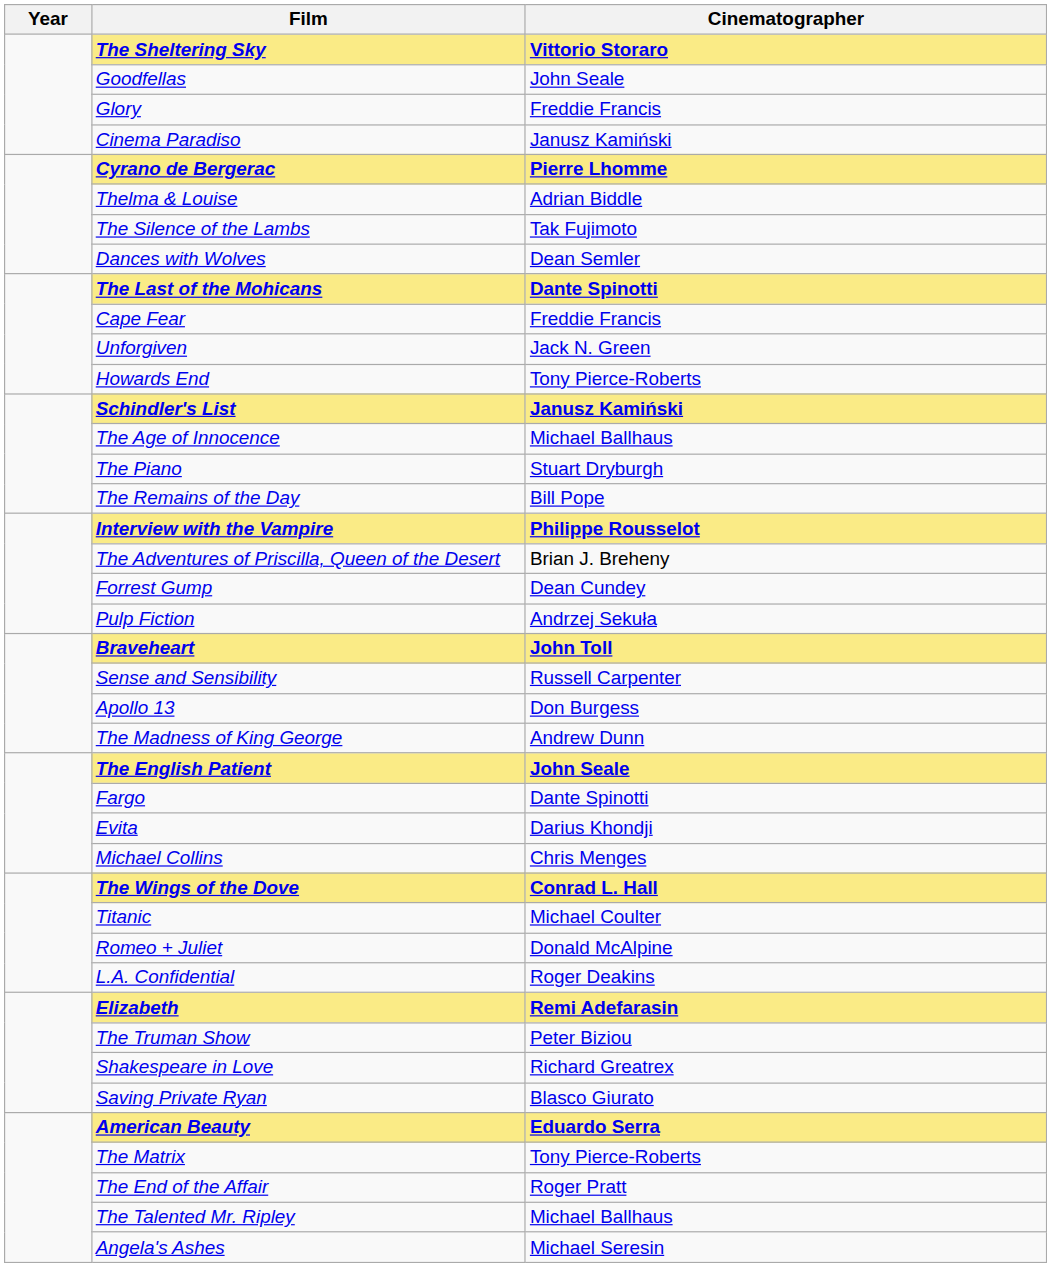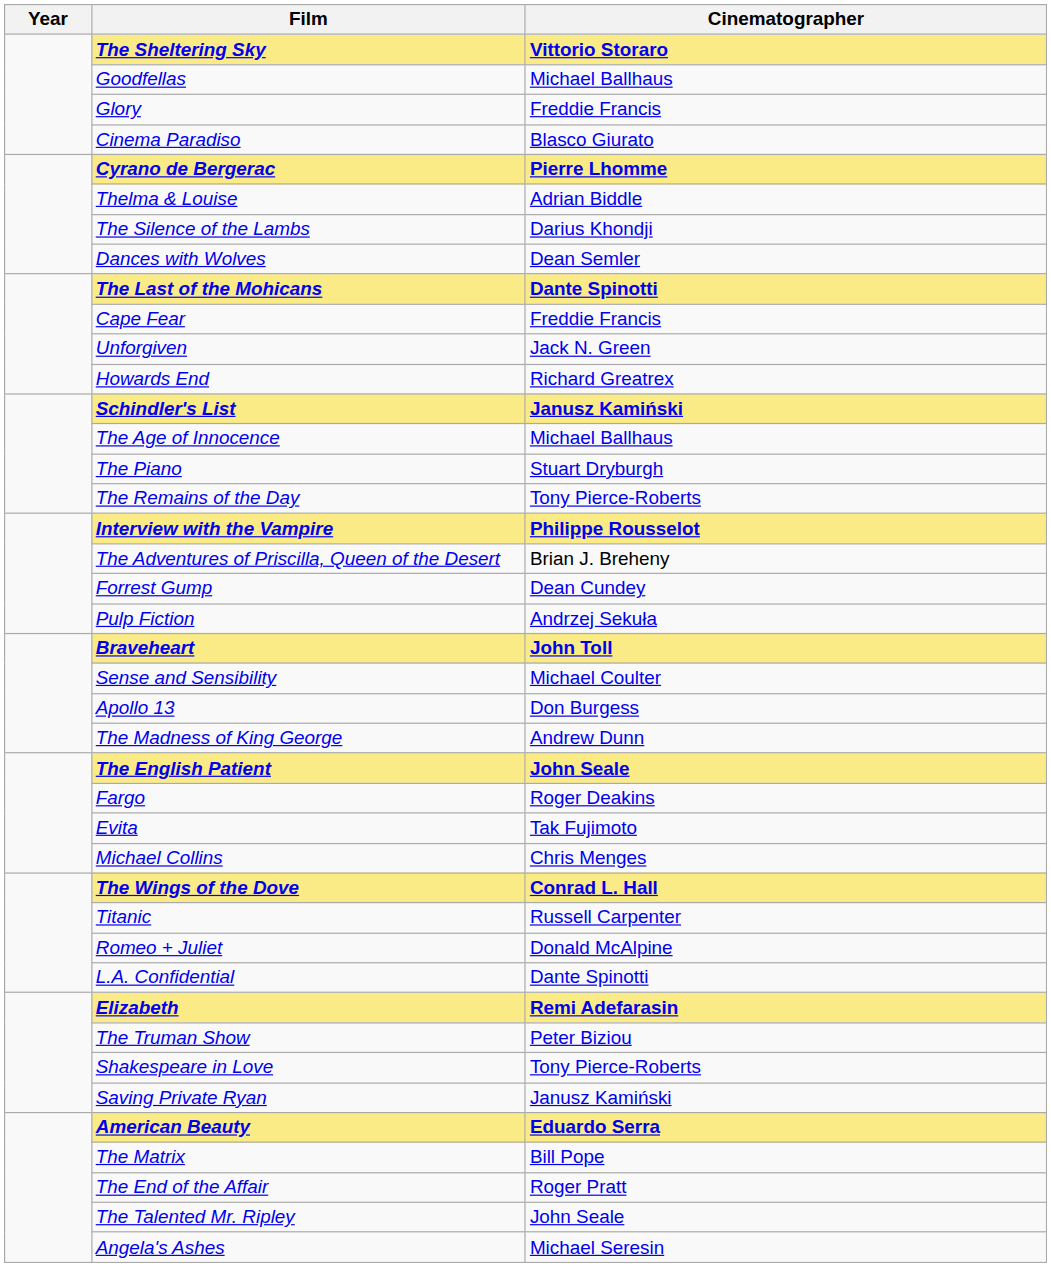(577, 79) John Seale -> (601, 79) Michael Ballhaus
(601, 139) Janusz Kamiński -> (592, 139) Blasco Giurato
(583, 229) Tak Fujimoto -> (591, 229) Darius Khondji
(615, 378) Tony Pierce-Roberts -> (602, 378) Richard Greatrex
(567, 498) Bill Pope -> (615, 498) Tony Pierce-Roberts
(605, 678) Russell Carpenter -> (595, 678) Michael Coulter
(589, 797) Dante Spinotti -> (592, 797) Roger Deakins
(591, 827) Darius Khondji -> (583, 827) Tak Fujimoto
(595, 917) Michael Coulter -> (605, 917) Russell Carpenter
(592, 977) Roger Deakins -> (589, 977) Dante Spinotti
(602, 1067) Richard Greatrex -> (615, 1067) Tony Pierce-Roberts
(592, 1097) Blasco Giurato -> (601, 1097) Janusz Kamiński
(615, 1157) Tony Pierce-Roberts -> (567, 1157) Bill Pope
(601, 1217) Michael Ballhaus -> (577, 1217) John Seale
